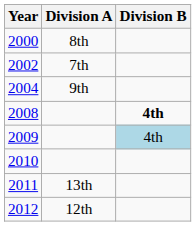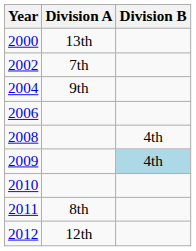(79, 40) 8th -> (79, 40) 13th
+ row: (23, 112)
(153, 112) bold -> (153, 137) normal
(79, 185) 13th -> (79, 209) 8th
